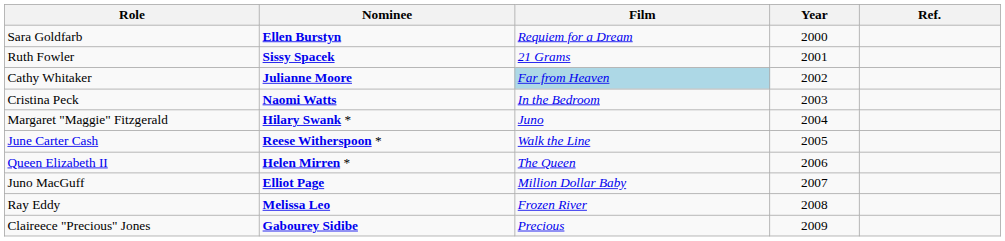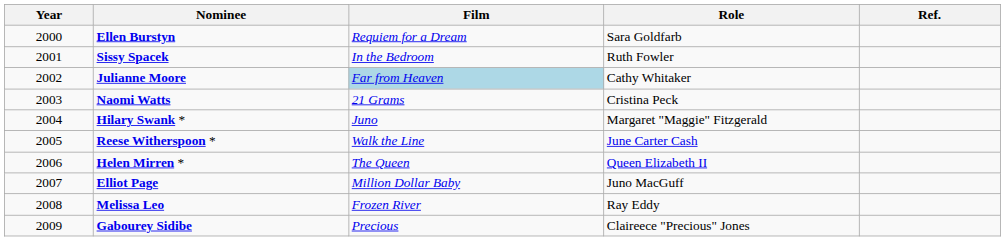columns swapped: (814, 15) <-> (132, 15)
(544, 57) 21 Grams -> (393, 57) In the Bedroom
(559, 99) In the Bedroom -> (378, 99) 21 Grams
